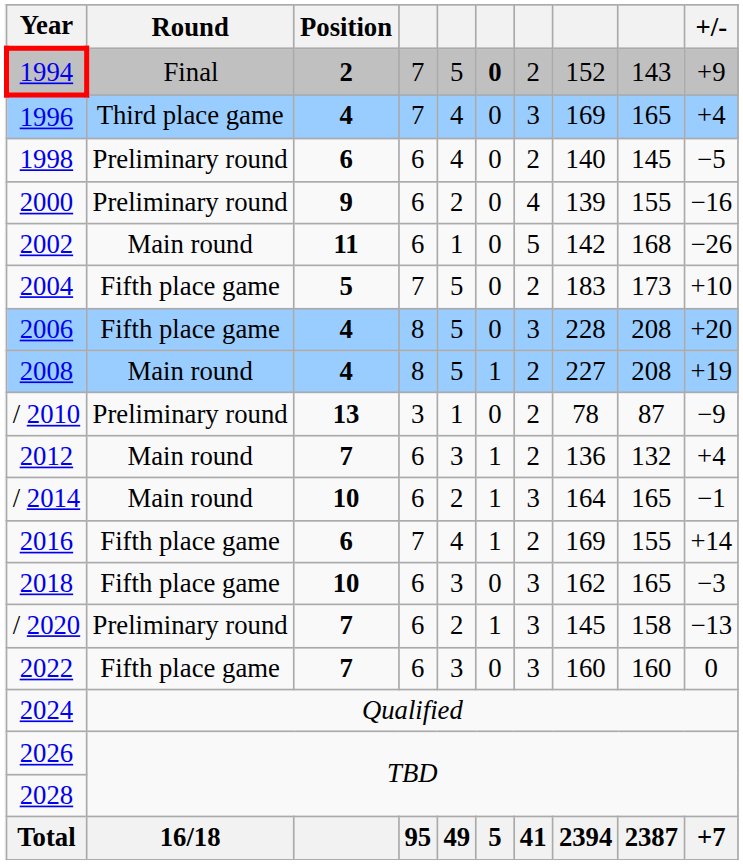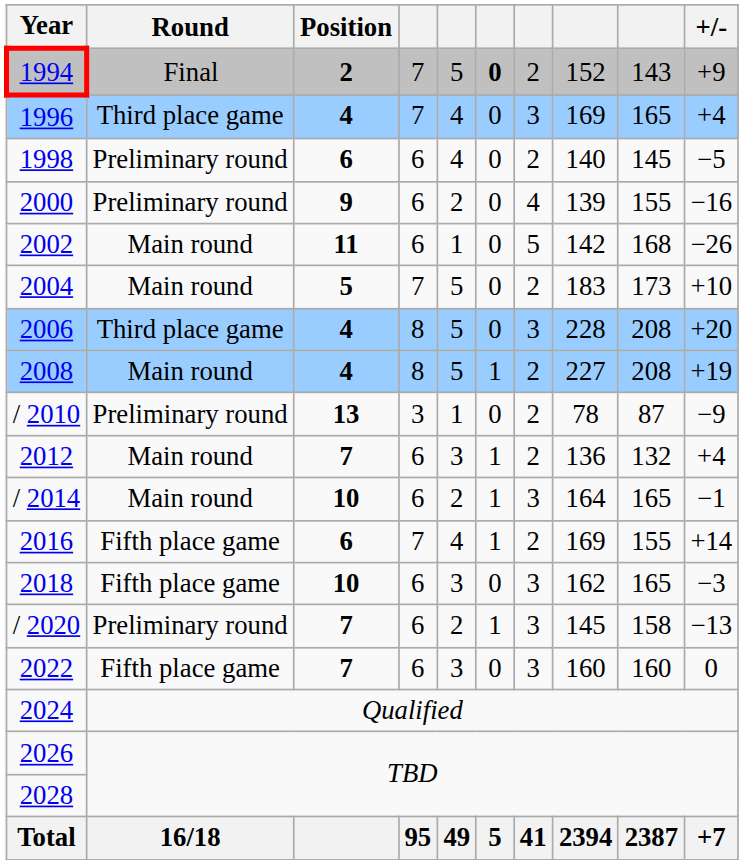(190, 286) Fifth place game -> (190, 286) Main round
(190, 329) Fifth place game -> (190, 329) Third place game
